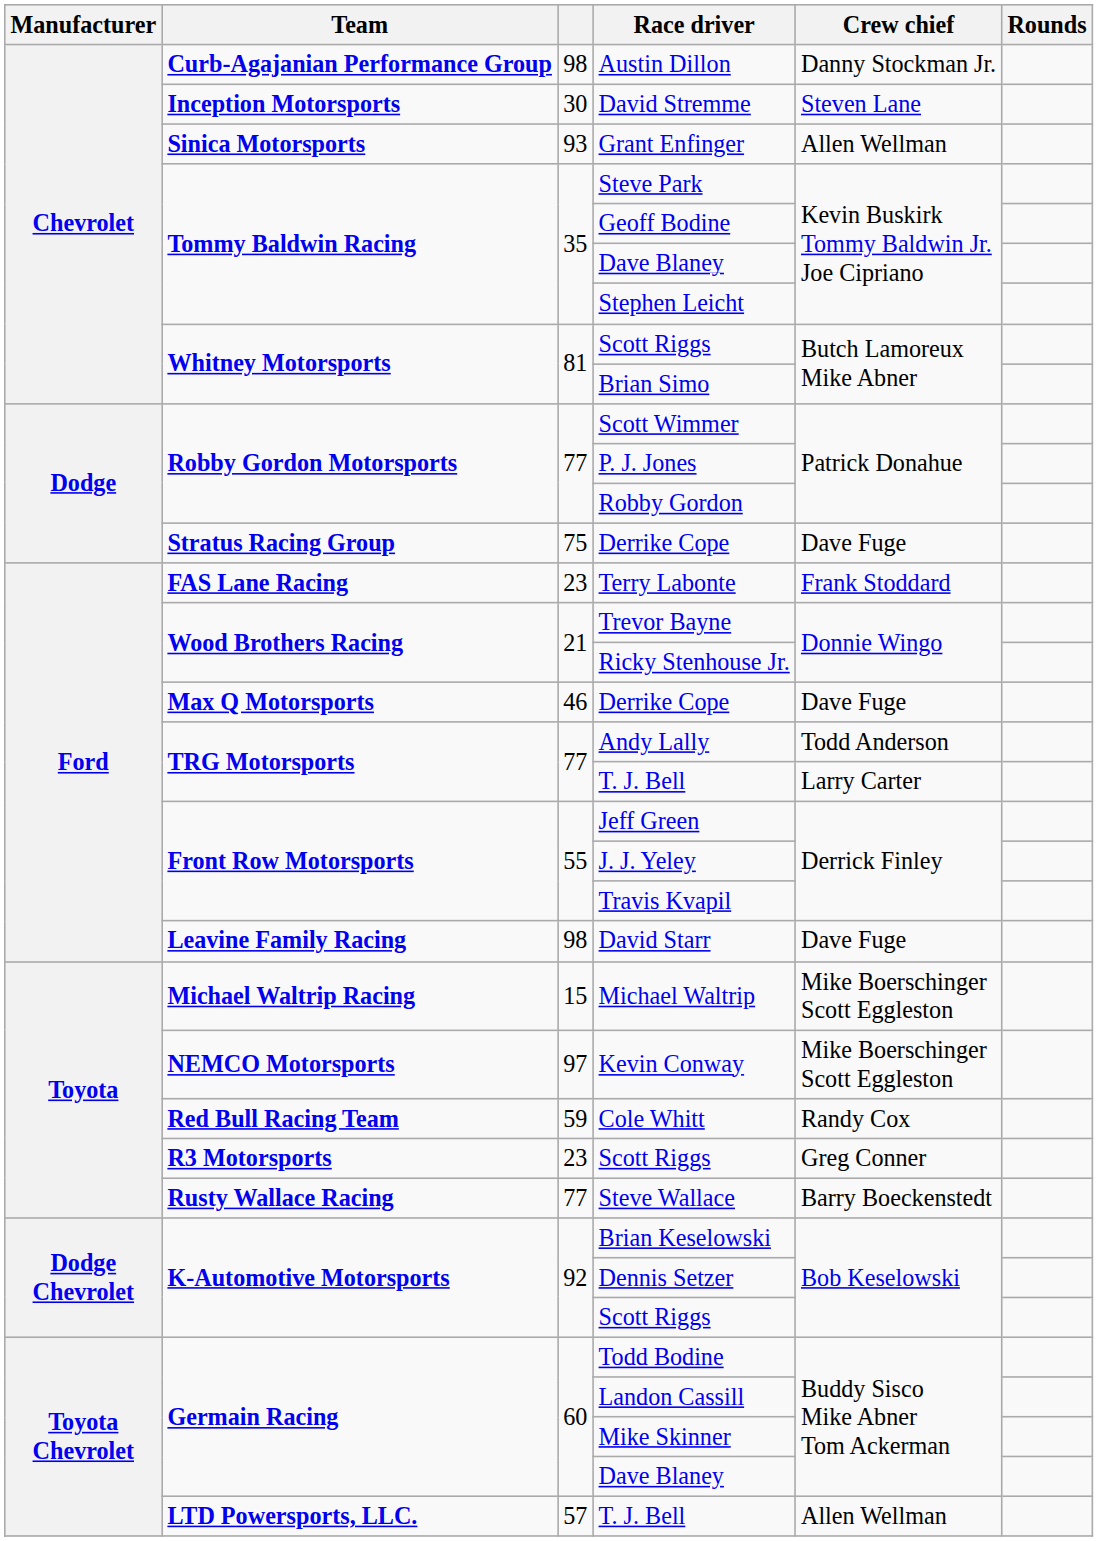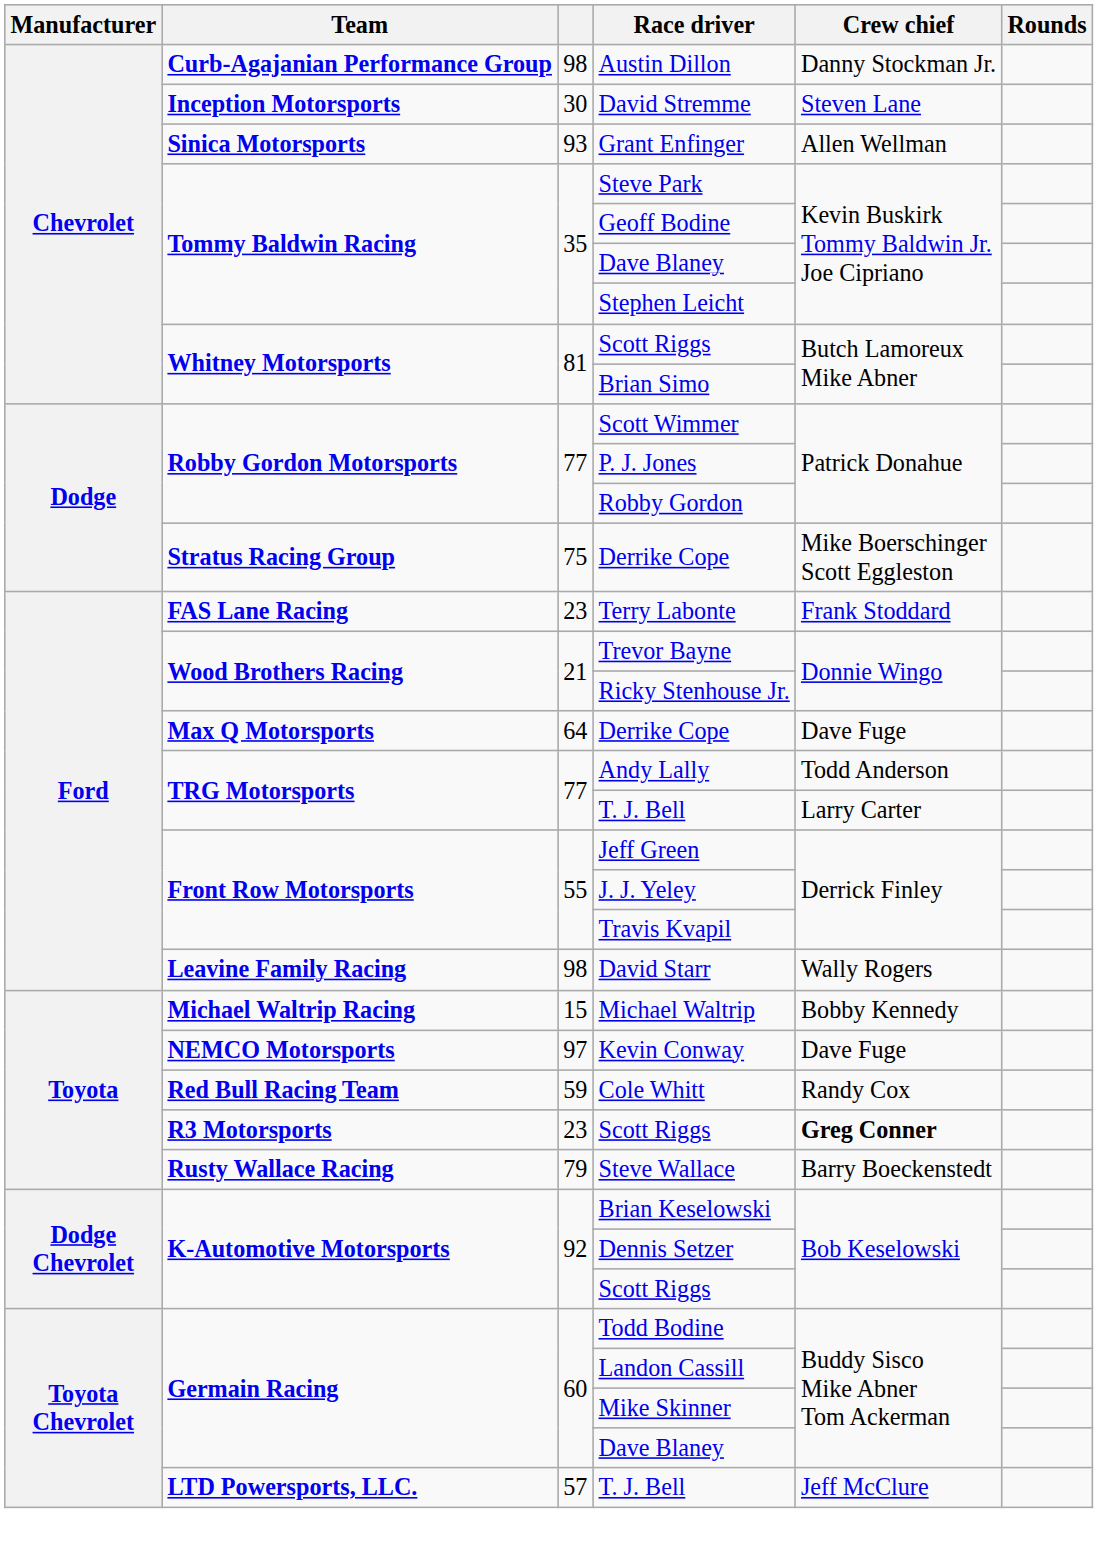(854, 542) Dave Fuge -> (894, 556) Mike Boerschinger Scott Eggleston
(575, 702) 46 -> (575, 730) 64
(854, 941) Dave Fuge -> (867, 969) Wally Rogers
(894, 995) Mike Boerschinger Scott Eggleston -> (880, 1009) Bobby Kennedy
(894, 1063) Mike Boerschinger Scott Eggleston -> (854, 1049) Dave Fuge
(864, 1157) normal -> (869, 1129) bold
(575, 1197) 77 -> (575, 1169) 79
(874, 1516) Allen Wellman -> (865, 1487) Jeff McClure
